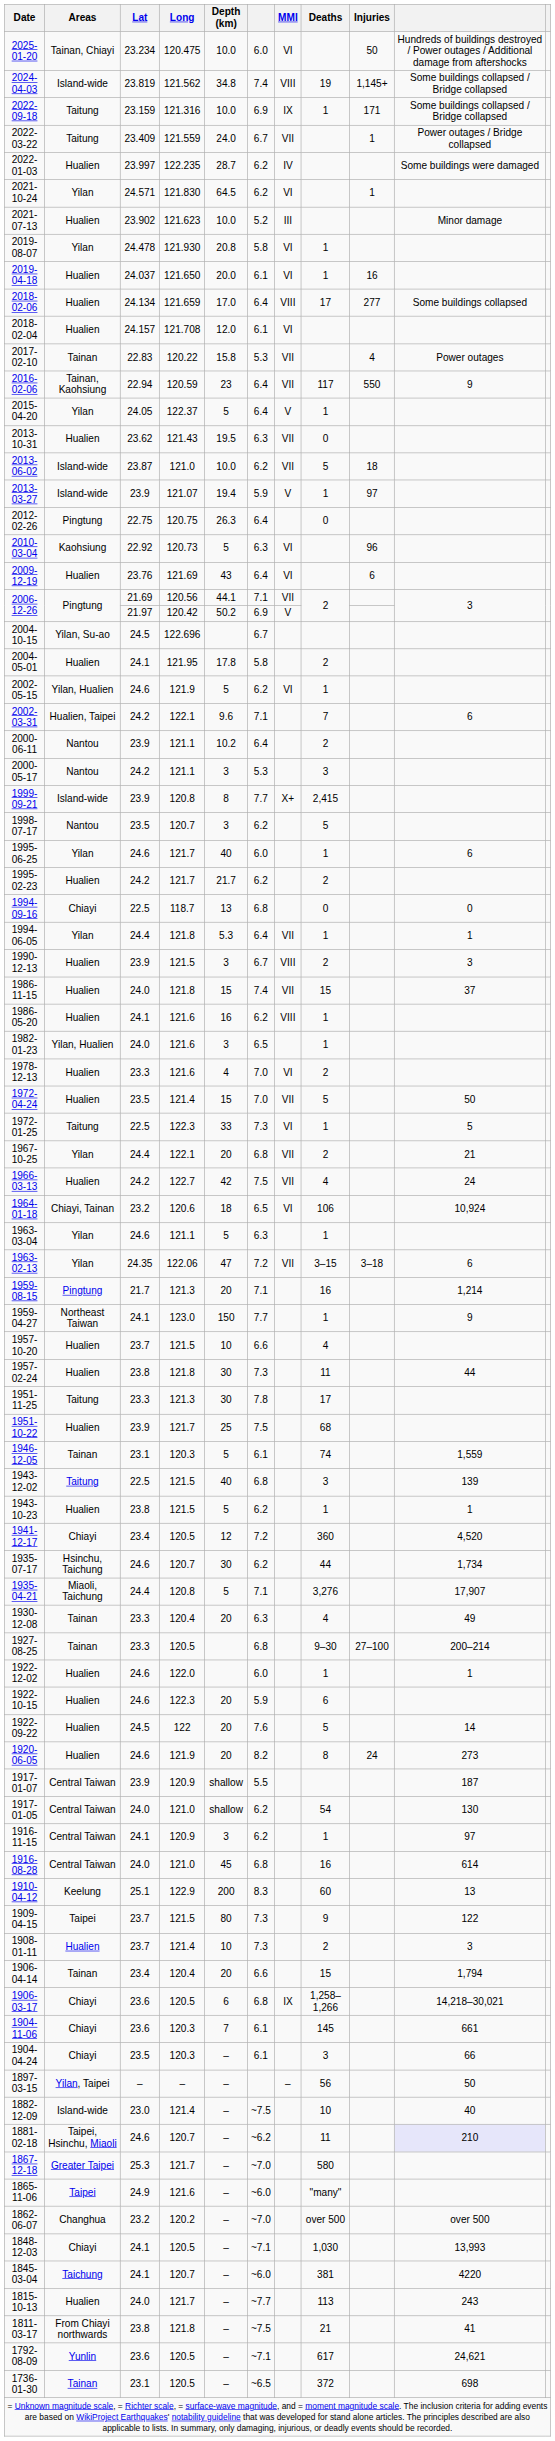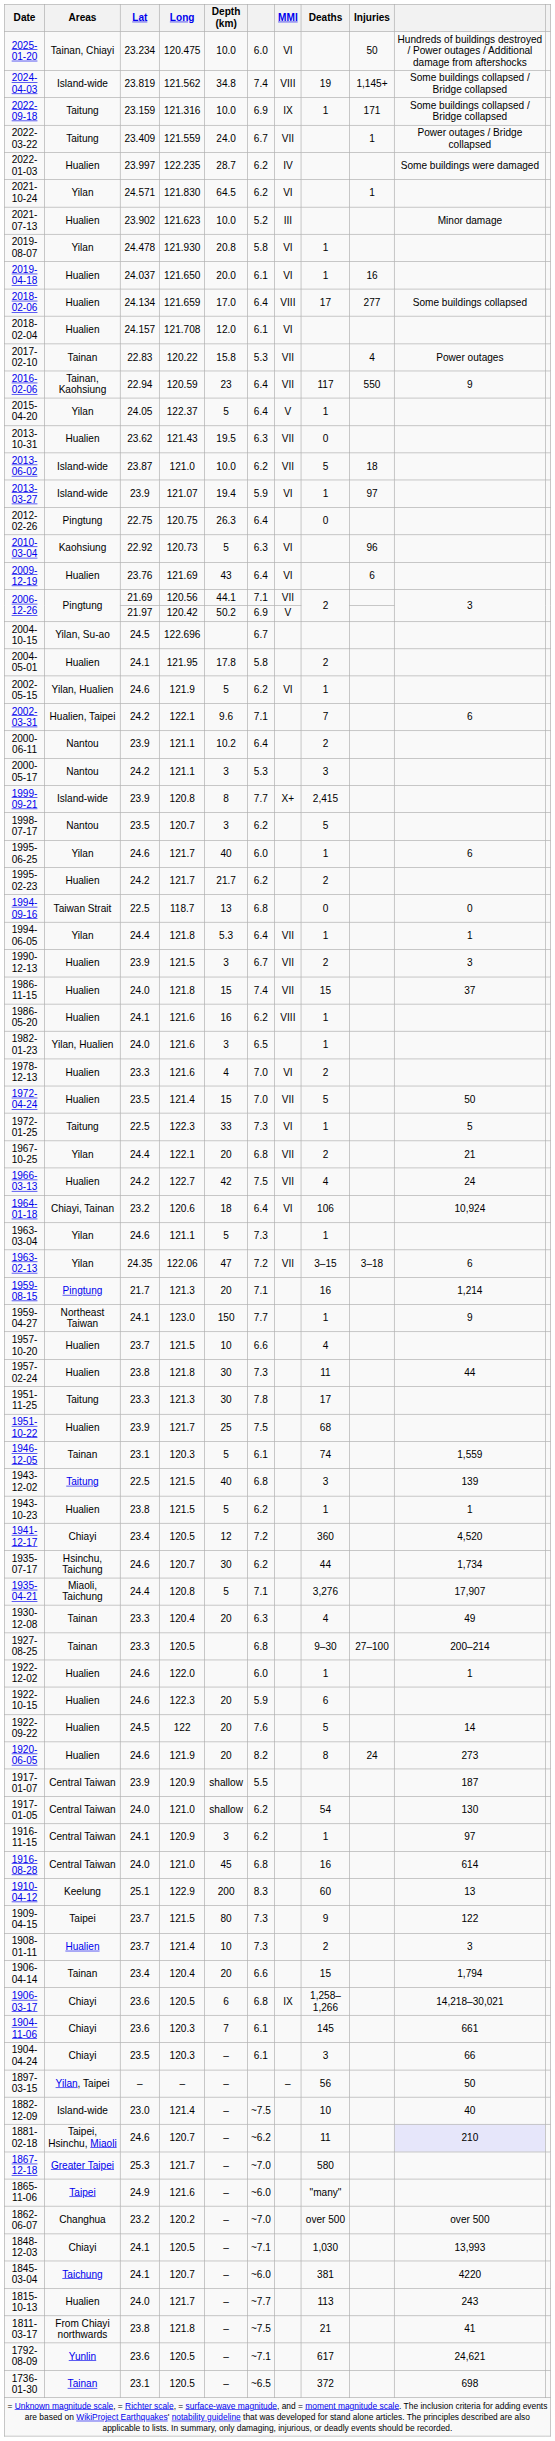(288, 494) V -> (288, 494) VI
(82, 908) Chiayi -> (82, 908) Taiwan Strait
(288, 963) VIII -> (288, 963) VII
(261, 1209) 6.5 -> (261, 1209) 6.4
(261, 1236) 6.3 -> (261, 1236) 7.3
